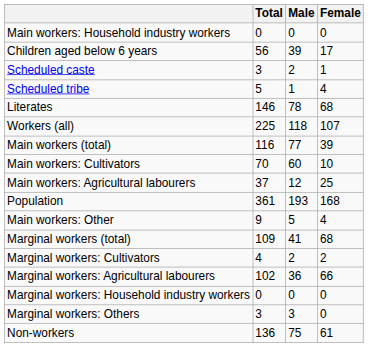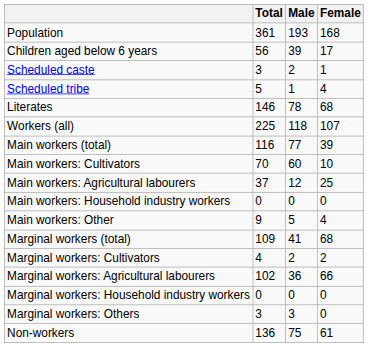rows swapped: (35, 201) <-> (119, 32)
